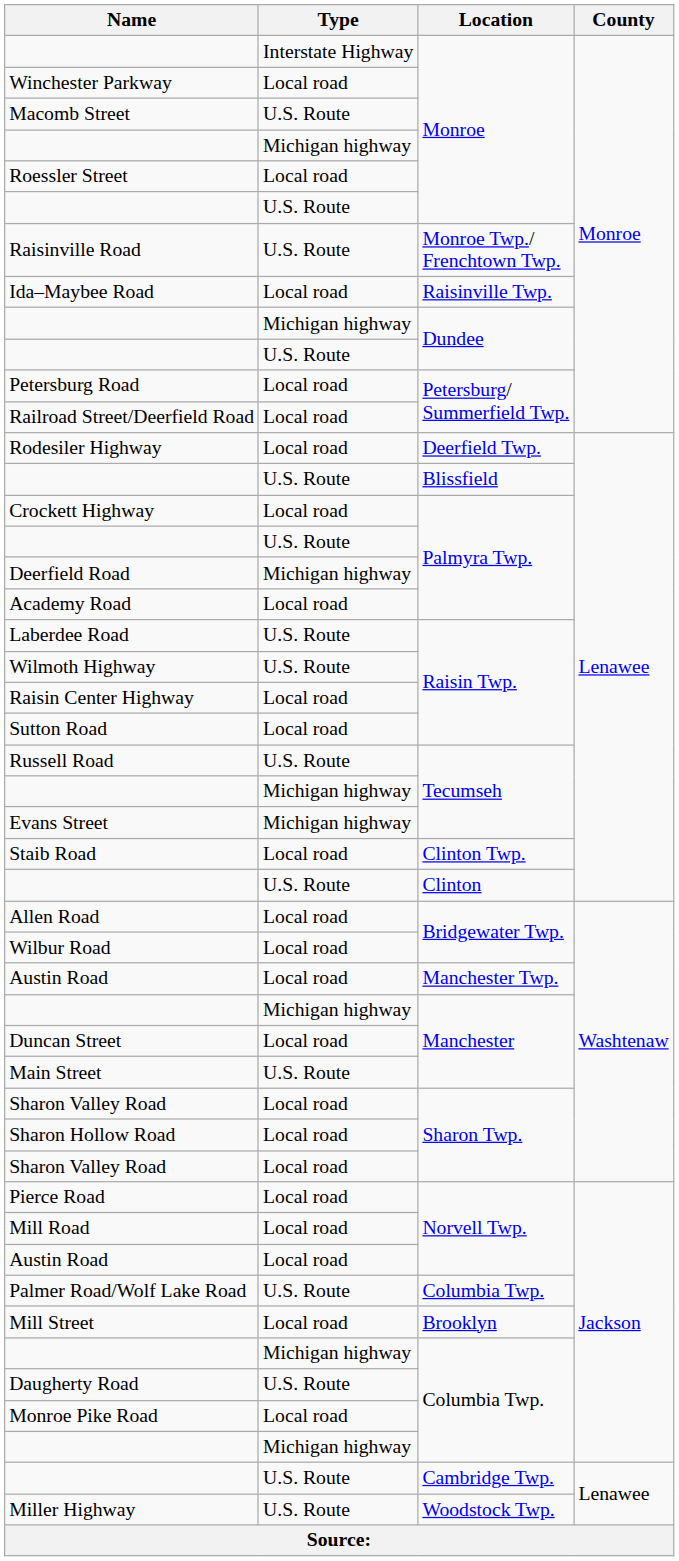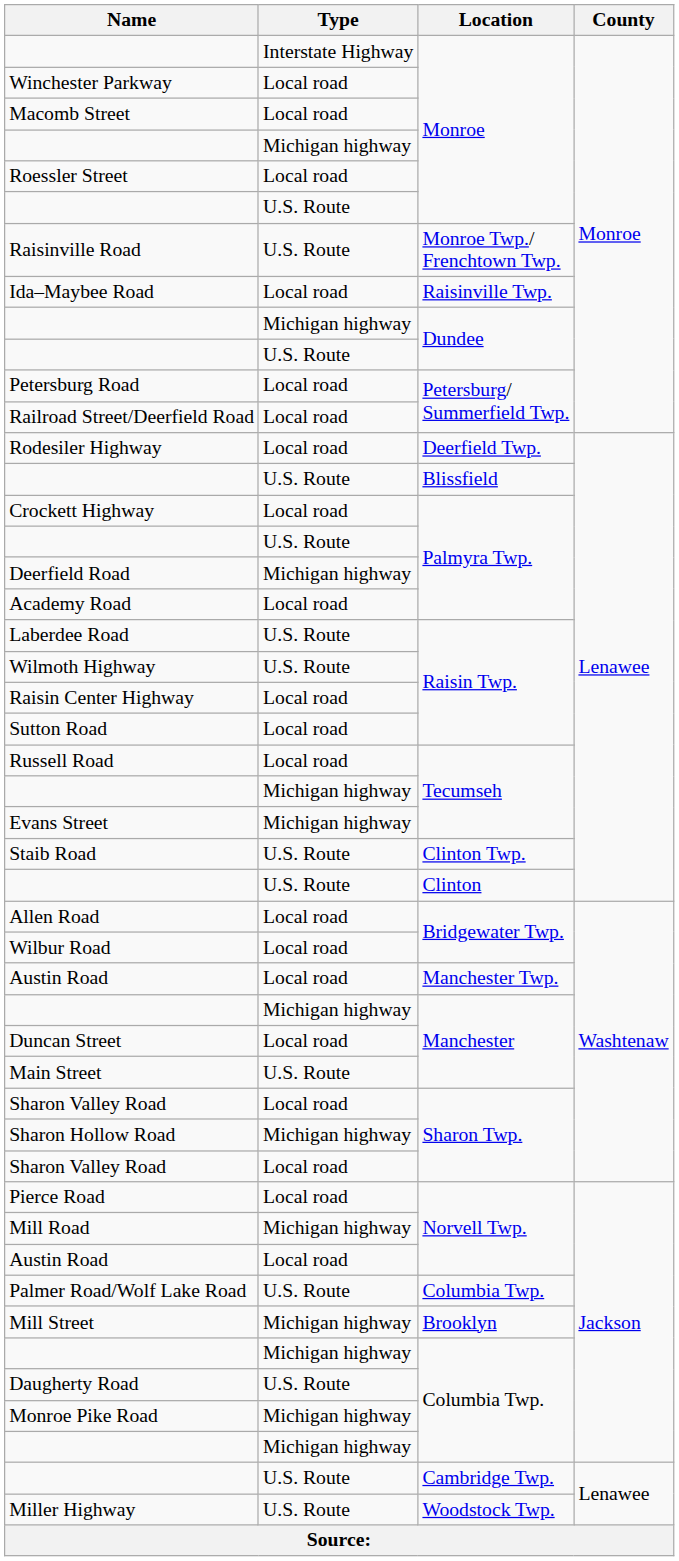(307, 113) U.S. Route -> (305, 113) Local road
(307, 760) U.S. Route -> (305, 760) Local road
(305, 853) Local road -> (307, 853) U.S. Route
(305, 1134) Local road -> (337, 1134) Michigan highway
(305, 1228) Local road -> (337, 1228) Michigan highway
(305, 1321) Local road -> (337, 1321) Michigan highway
(305, 1415) Local road -> (337, 1415) Michigan highway
